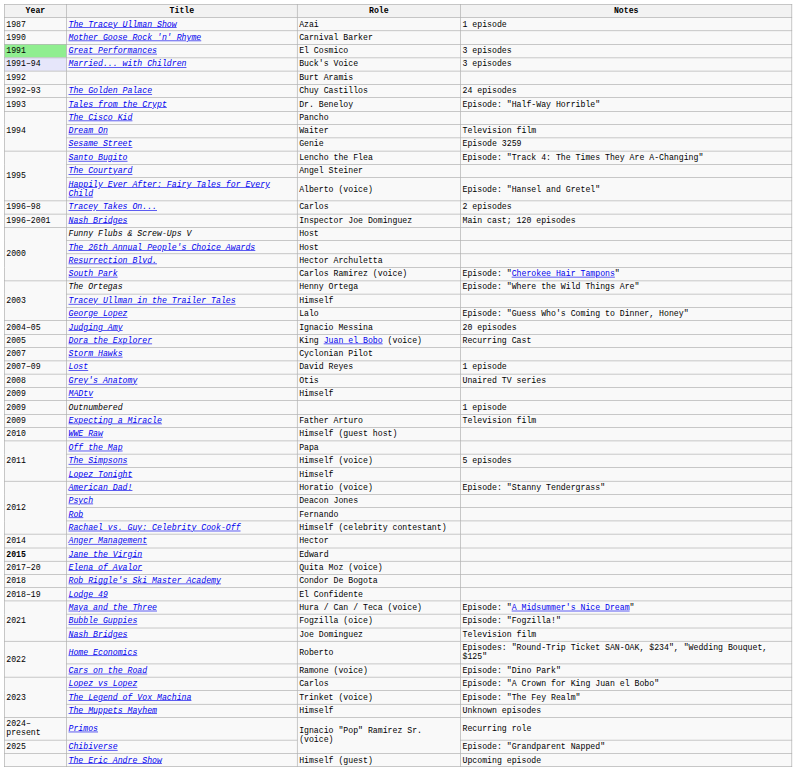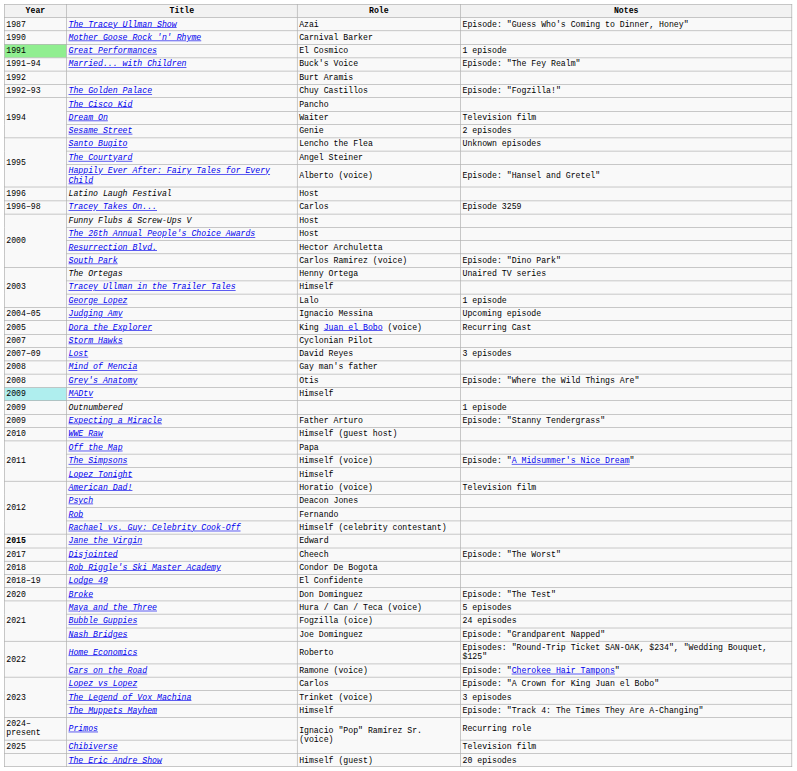(485, 24) 1 episode -> (576, 24) Episode: "Guess Who's Coming to Dinner, Honey"
(487, 51) 3 episodes -> (485, 51) 1 episode
(23, 64) lavender background -> (23, 64) no background
(487, 64) 3 episodes -> (521, 64) Episode: "The Fey Realm"
(490, 91) 24 episodes -> (512, 91) Episode: "Fogzilla!"
- row: (118, 104)
(492, 144) Episode 3259 -> (487, 131) 2 episodes
(583, 158) Episode: "Track 4: The Times They Are A-Changing" -> (502, 144) Unknown episodes
+ row: (120, 194)
(487, 207) 2 episodes -> (492, 207) Episode 3259
- row: (98, 221)
(541, 274) Episode: "Cherokee Hair Tampons" -> (512, 261) Episode: "Dino Park"
(551, 287) Episode: "Where the Wild Things Are" -> (504, 274) Unaired TV series
(576, 314) Episode: "Guess Who's Coming to Dinner, Honey" -> (485, 301) 1 episode
(490, 327) 20 episodes -> (502, 314) Upcoming episode
(485, 367) 1 episode -> (487, 354) 3 episodes
+ row: (103, 367)
(504, 381) Unaired TV series -> (551, 381) Episode: "Where the Wild Things Are"
(16, 394) no background -> (16, 394) paleturquoise background
(499, 421) Television film -> (534, 421) Episode: "Stanny Tendergrass"
(487, 461) 5 episodes -> (549, 461) Episode: "A Midsummer's Nice Dream"
(534, 488) Episode: "Stanny Tendergrass" -> (499, 488) Television film
- row: (108, 541)
+ row: (93, 554)
- row: (105, 568)
+ row: (81, 594)
(549, 608) Episode: "A Midsummer's Nice Dream" -> (487, 608) 5 episodes
(512, 621) Episode: "Fogzilla!" -> (490, 621) 24 episodes
(499, 634) Television film -> (534, 634) Episode: "Grandparent Napped"
(512, 671) Episode: "Dino Park" -> (541, 671) Episode: "Cherokee Hair Tampons"
(521, 697) Episode: "The Fey Realm" -> (487, 697) 3 episodes
(502, 711) Unknown episodes -> (583, 711) Episode: "Track 4: The Times They Are A-Changing"
(534, 747) Episode: "Grandparent Napped" -> (499, 747) Television film
(502, 760) Upcoming episode -> (490, 760) 20 episodes
